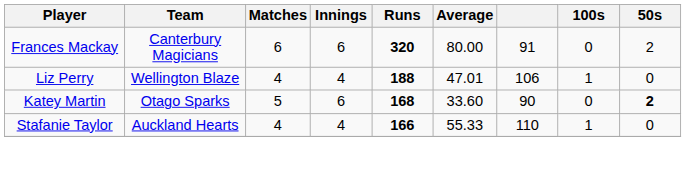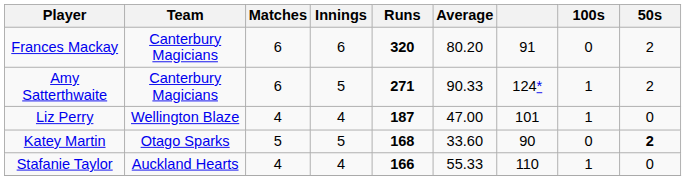(465, 47) 80.00 -> (465, 47) 80.20
+ row: (65, 86)
(402, 78) 188 -> (402, 118) 187
(465, 78) 47.01 -> (465, 118) 47.00
(527, 78) 106 -> (527, 118) 101
(341, 101) 6 -> (341, 141) 5
